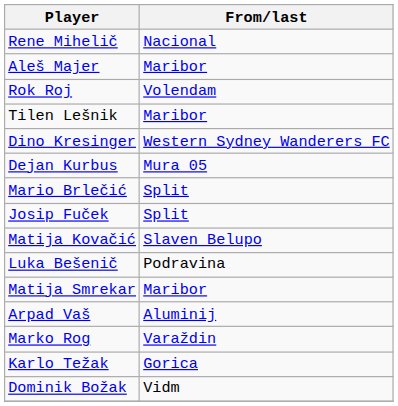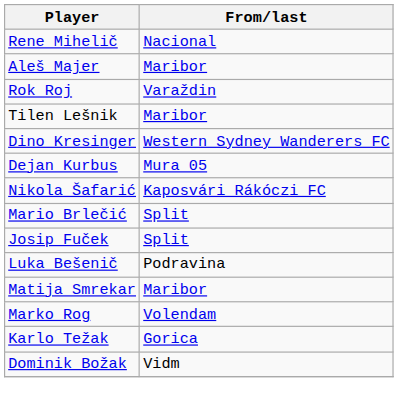(180, 91) Volendam -> (180, 91) Varaždin
+ row: (72, 191)
- row: (72, 240)
- row: (49, 314)
(180, 339) Varaždin -> (180, 314) Volendam
